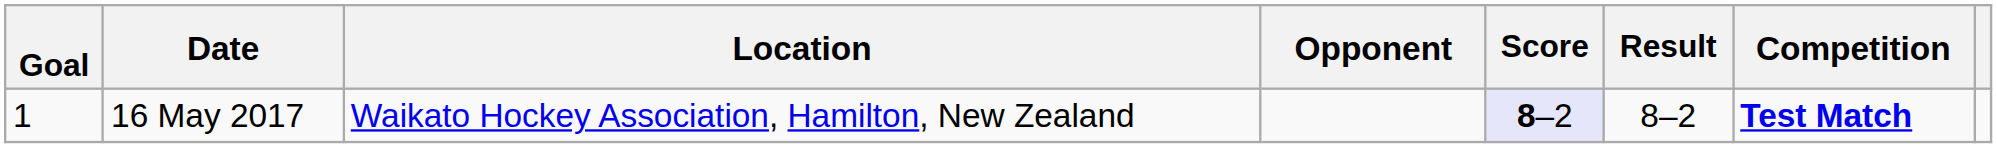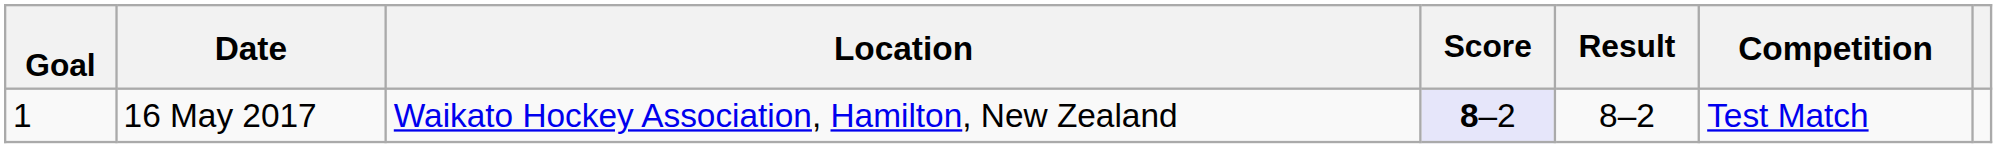- column: (1373, 48)
(1826, 117) bold -> (1788, 117) normal
